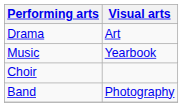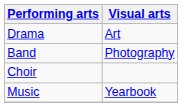rows swapped: (22, 92) <-> (23, 53)
